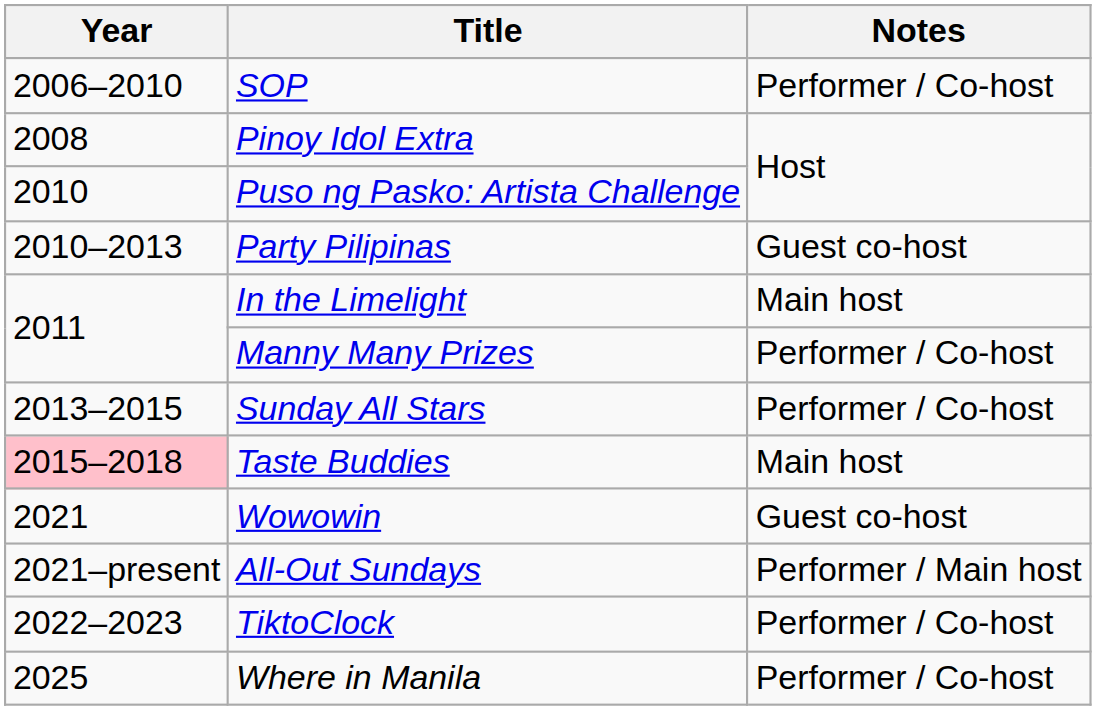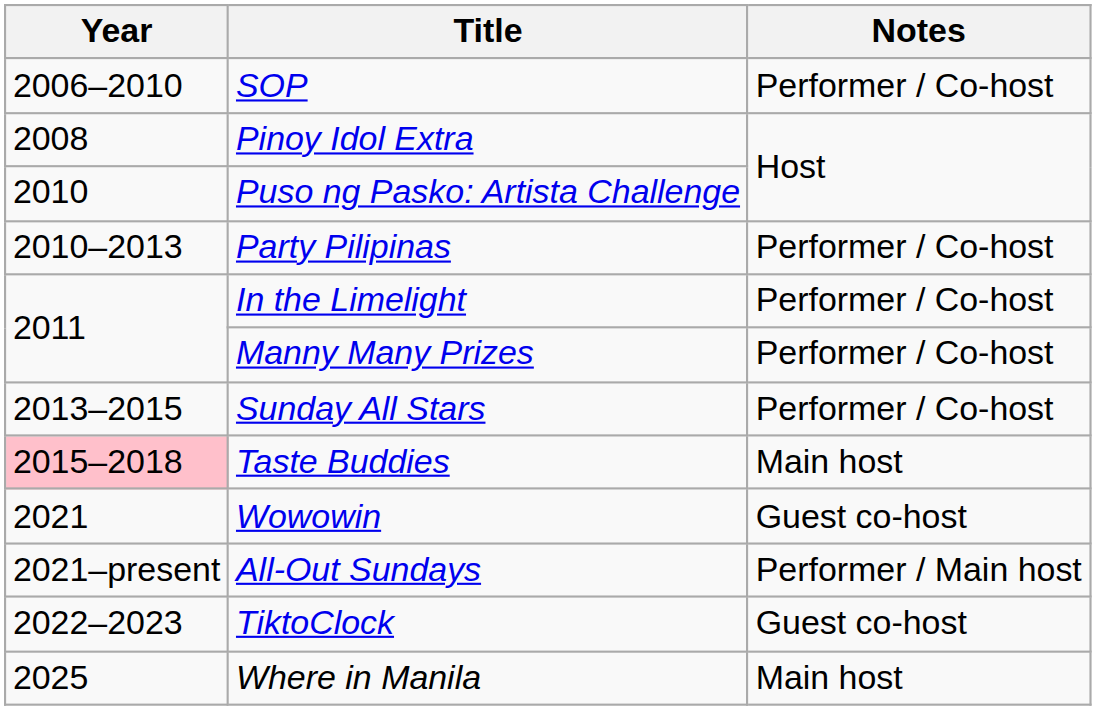(861, 246) Guest co-host -> (905, 246) Performer / Co-host
(829, 300) Main host -> (905, 300) Performer / Co-host
(905, 623) Performer / Co-host -> (861, 623) Guest co-host
(905, 676) Performer / Co-host -> (829, 676) Main host
